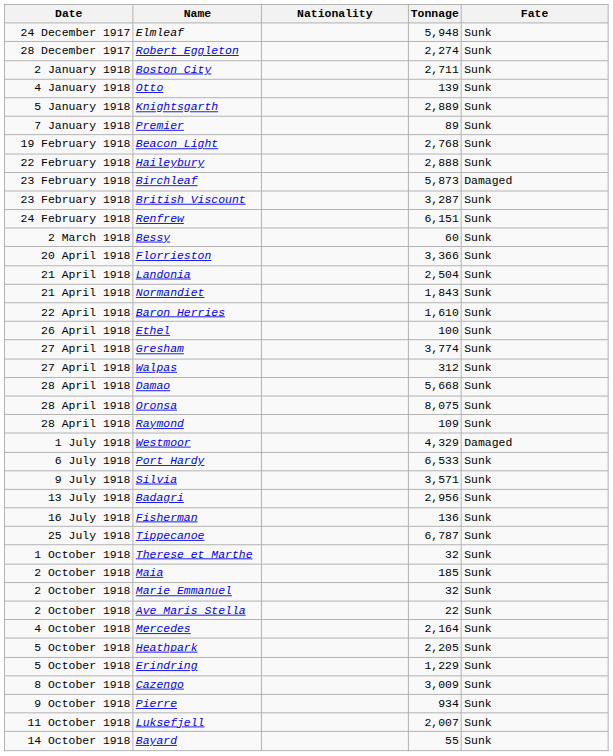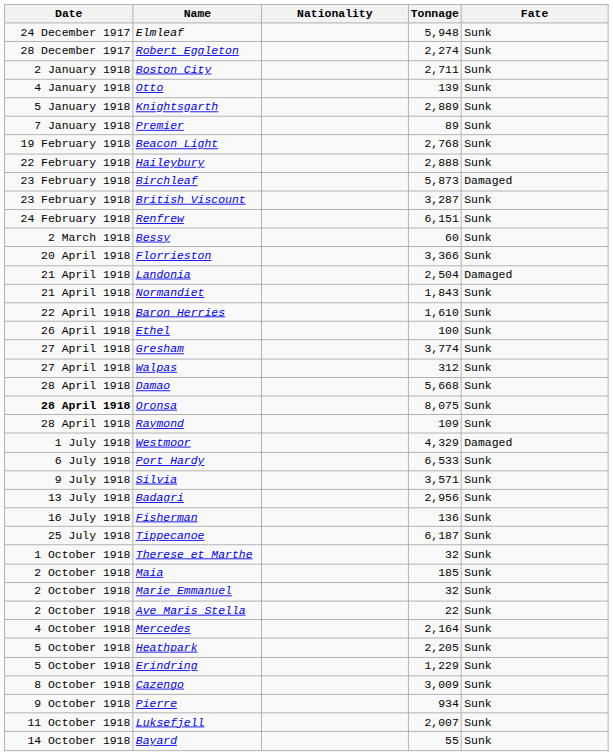(478, 275) Sunk -> (488, 275) Damaged
(86, 405) normal -> (86, 405) bold
(442, 536) 6,787 -> (442, 536) 6,187
